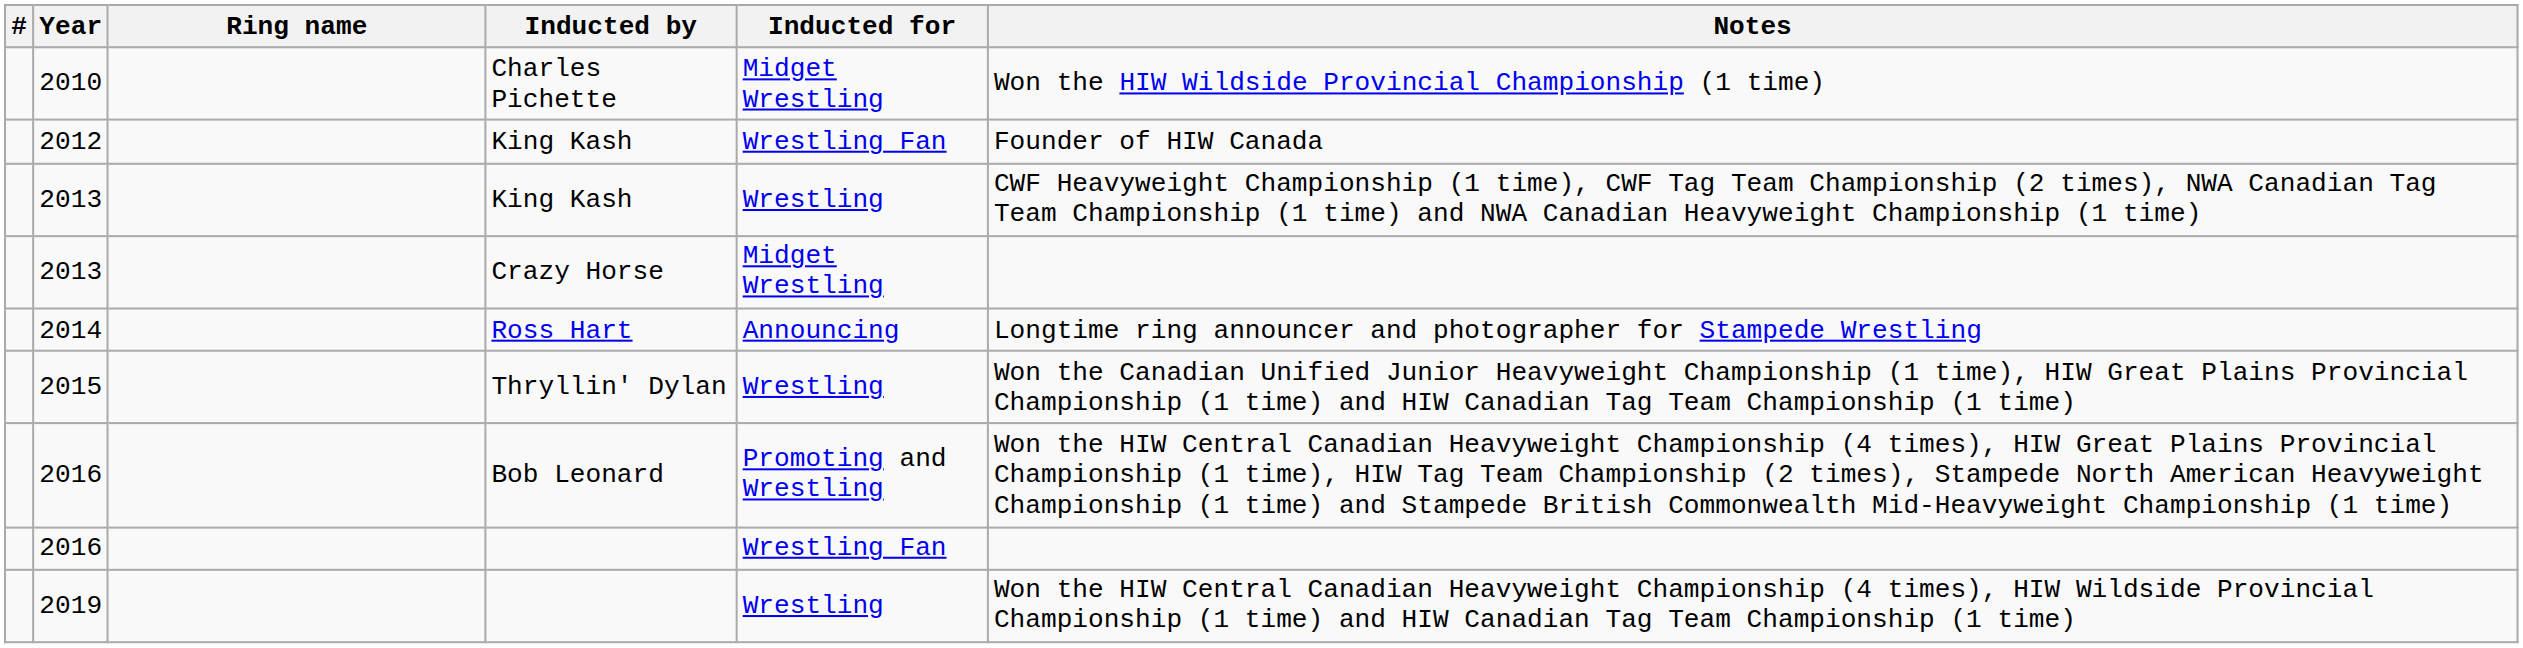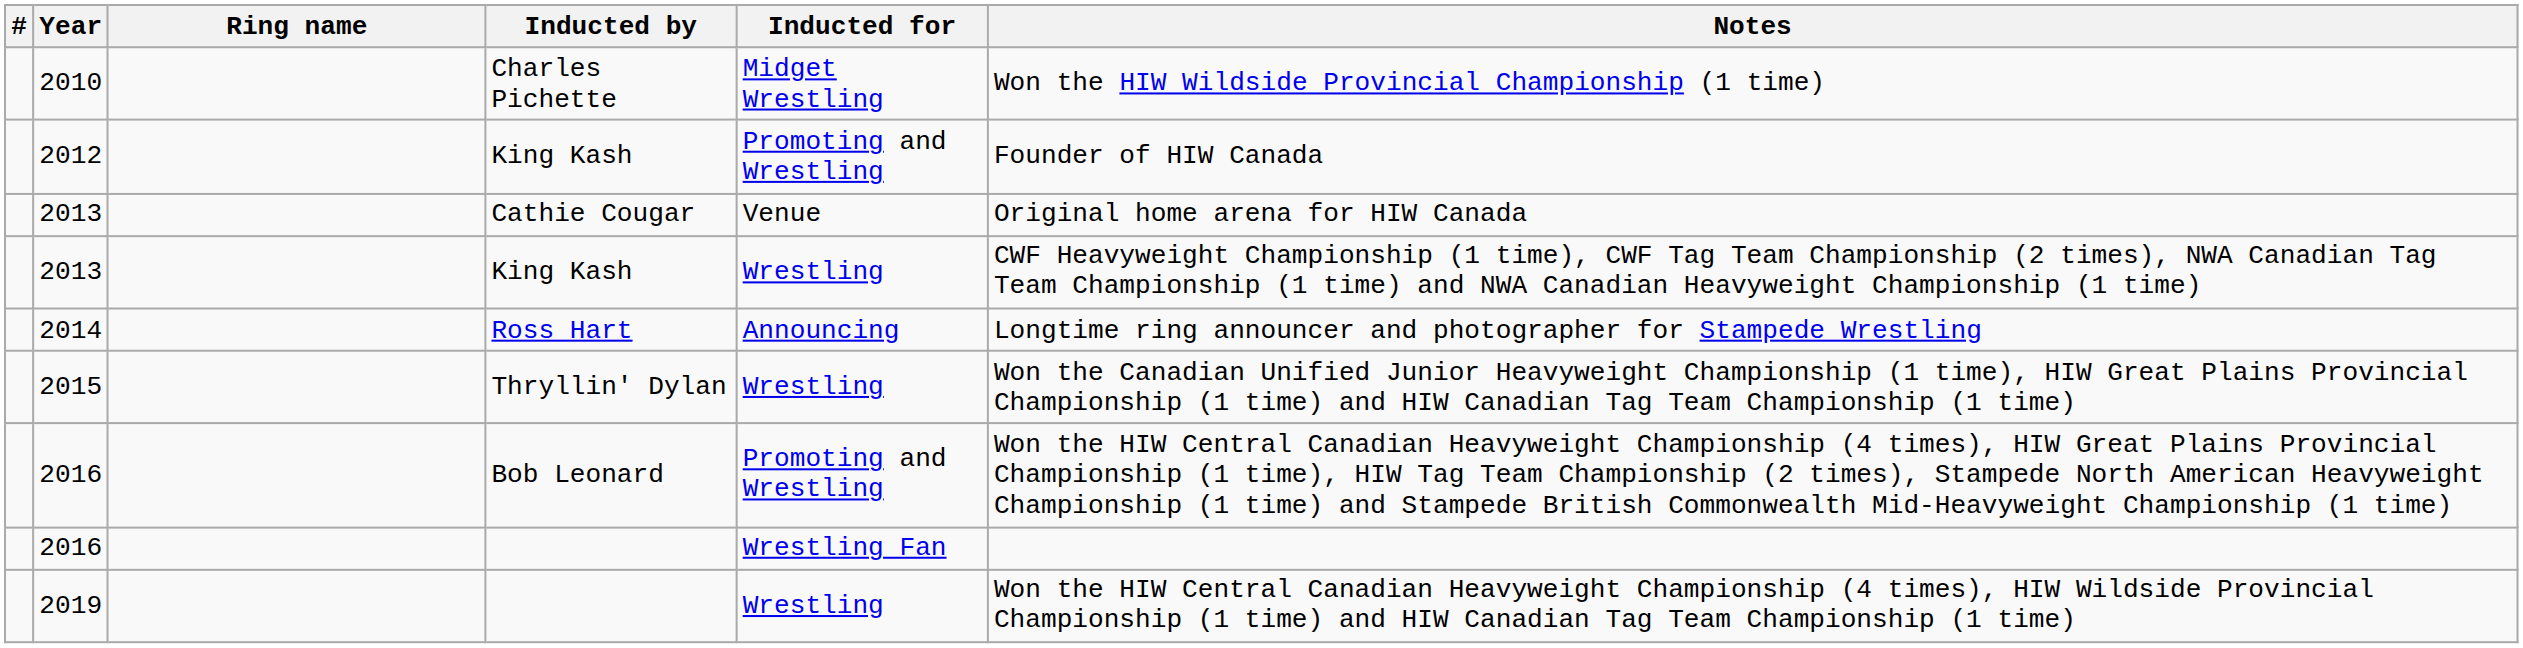(845, 142) Wrestling Fan -> (845, 157) Promoting and Wrestling
+ row: (71, 214)
- row: (71, 272)
